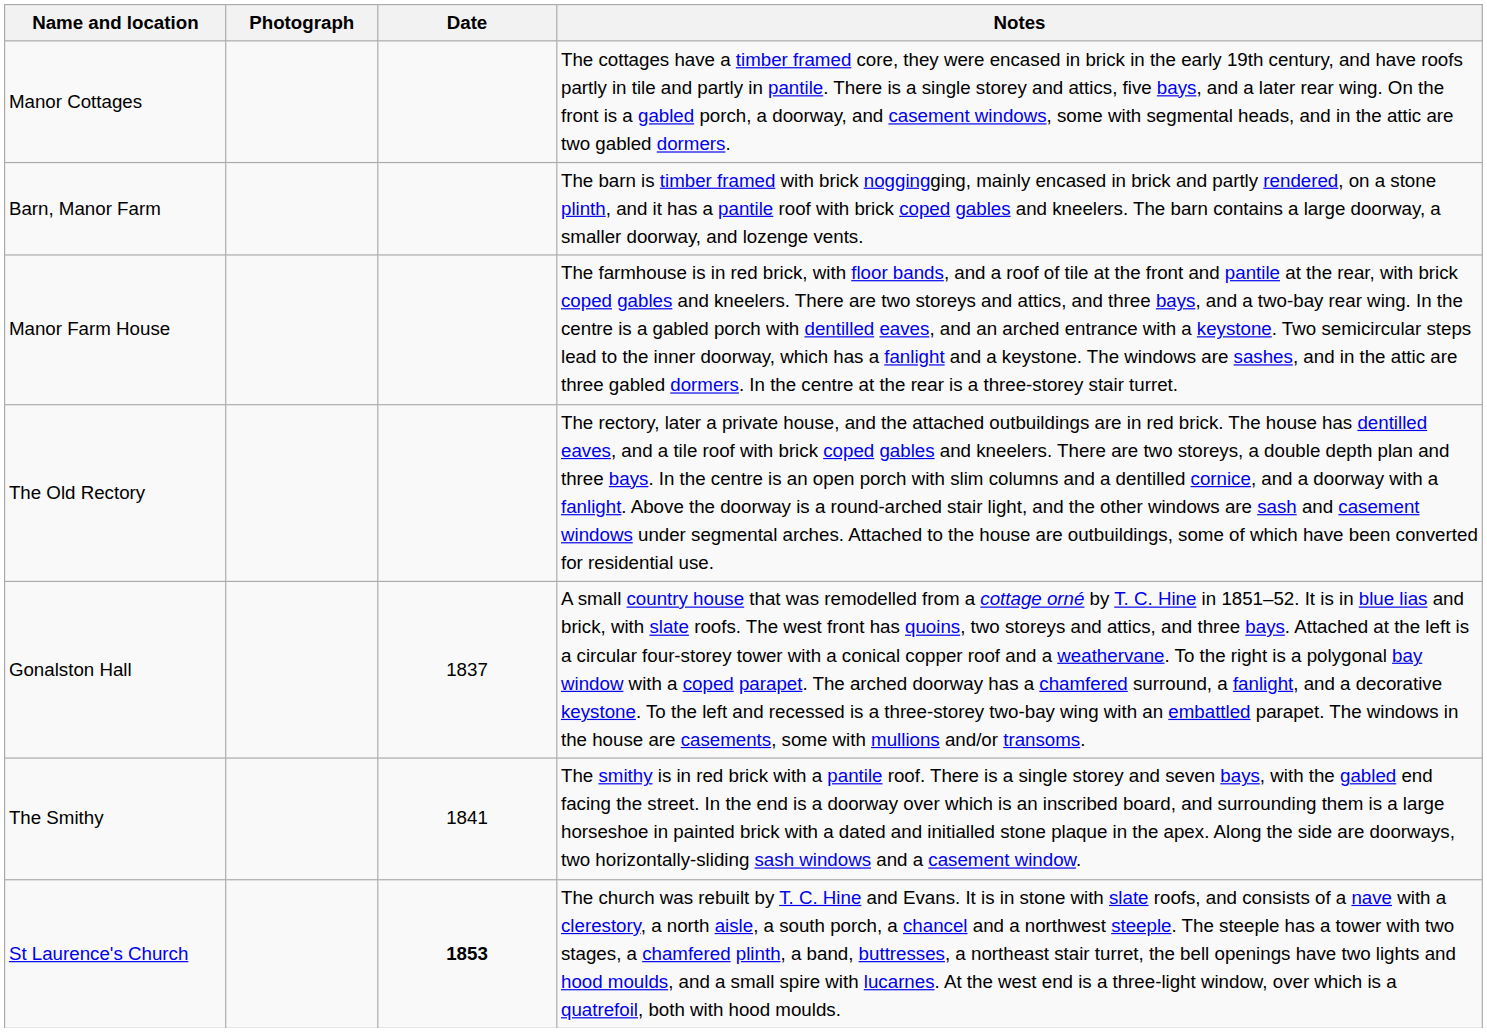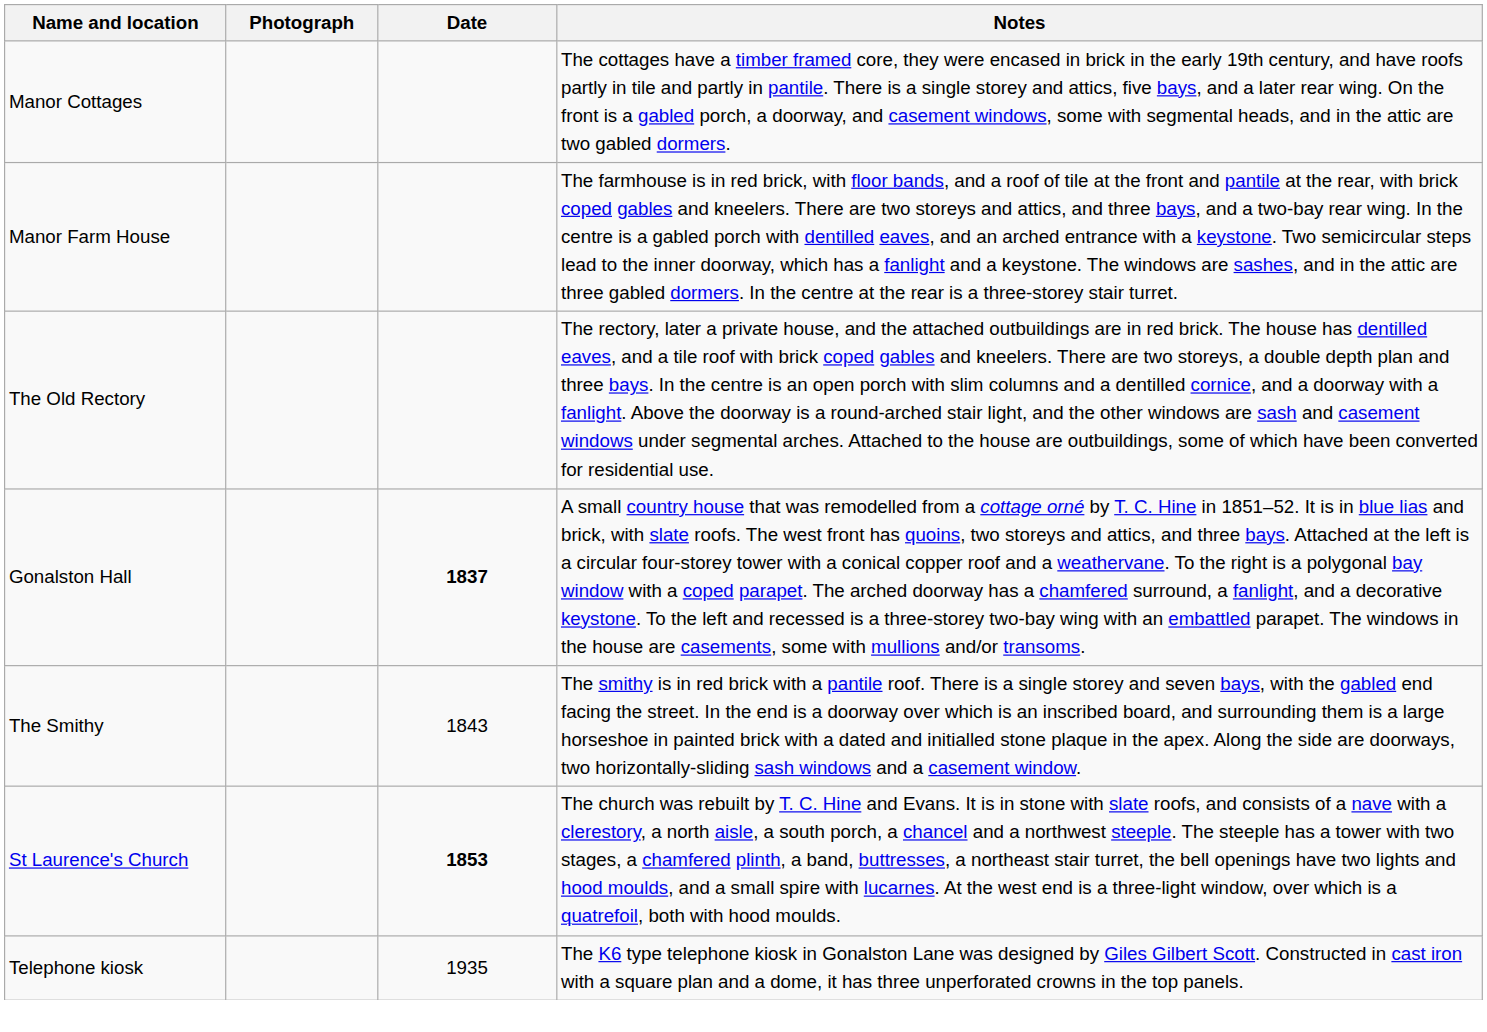- row: (85, 208)
(467, 669) normal -> (467, 576) bold
(467, 818) 1841 -> (467, 725) 1843
+ row: (76, 967)
